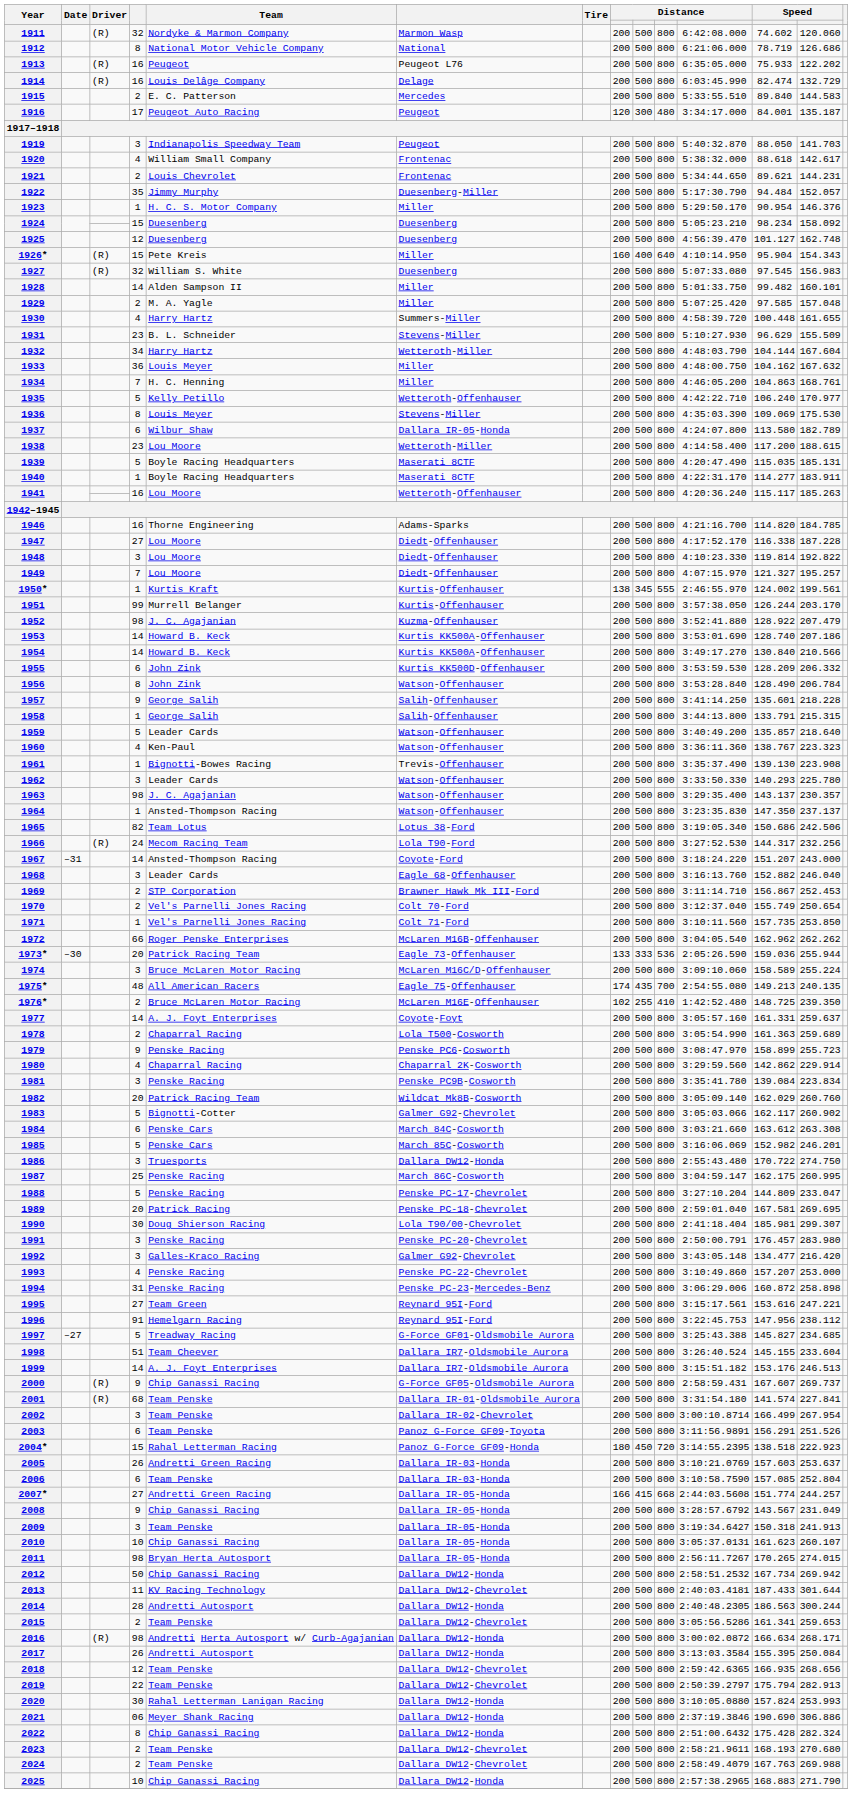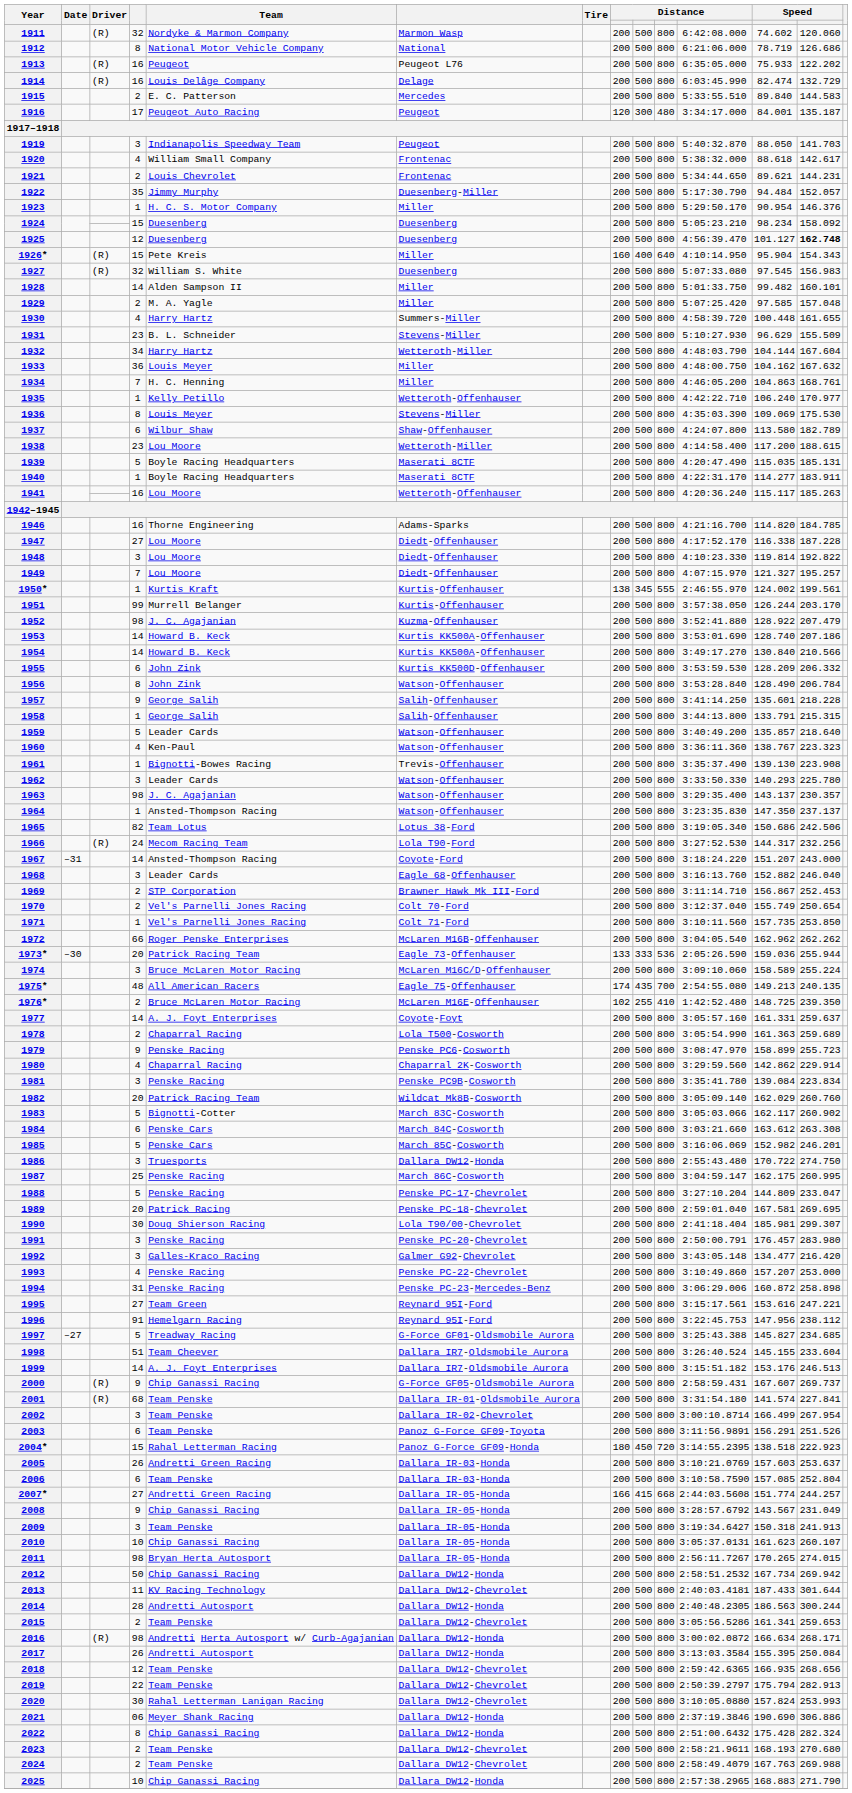(820, 239) normal -> (820, 239) bold
(138, 398) 5 -> (138, 398) 1
(454, 430) Dallara IR-05-Honda -> (445, 430) Shaw-Offenhauser
(457, 1113) Galmer G92-Chevrolet -> (451, 1113) March 83C-Cosworth
(451, 1701) Dallara DW12-Honda -> (463, 1701) Dallara DW12-Chevrolet
